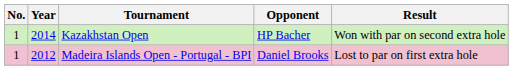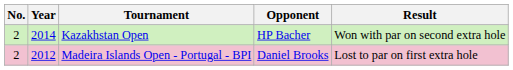(16, 35) 1 -> (16, 35) 2
(16, 55) 1 -> (16, 55) 2
